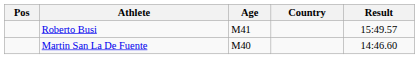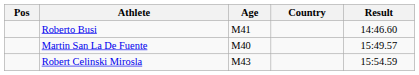(379, 29) 15:49.57 -> (379, 29) 14:46.60
(379, 45) 14:46.60 -> (379, 45) 15:49.57
+ row: (92, 62)
